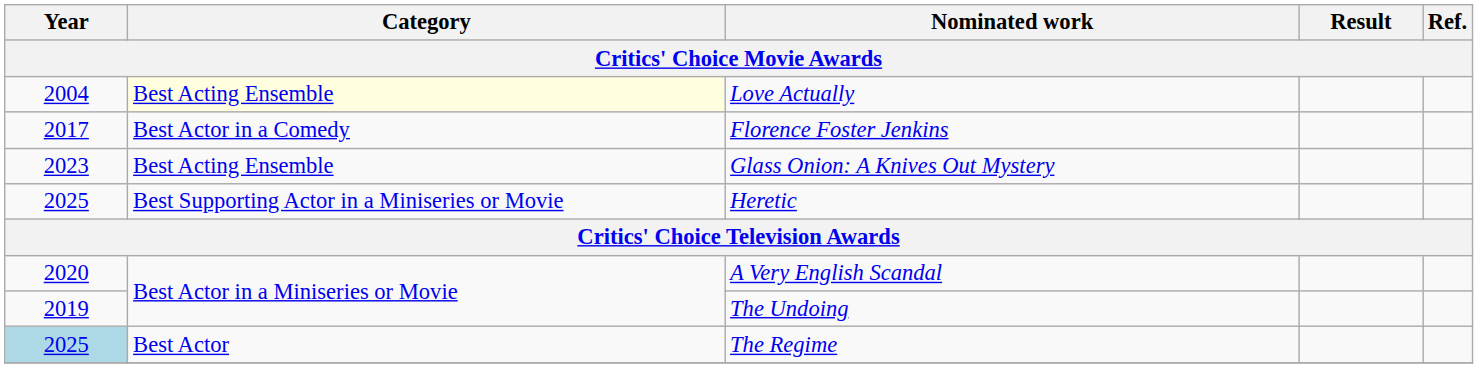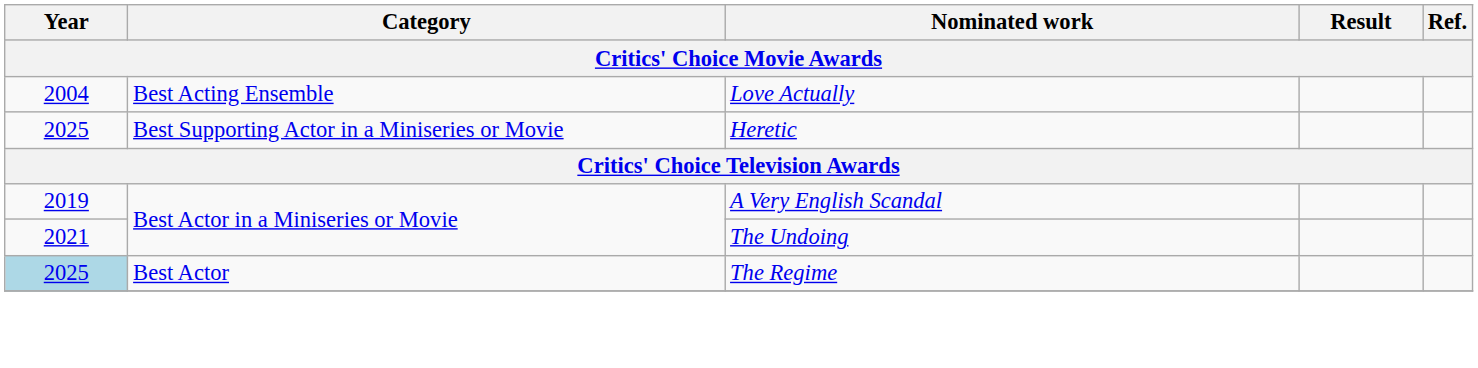(233, 93) lightyellow background -> (233, 93) no background
- row: (839, 129)
- row: (892, 165)
(66, 272) 2020 -> (66, 201) 2019
(66, 308) 2019 -> (66, 237) 2021
